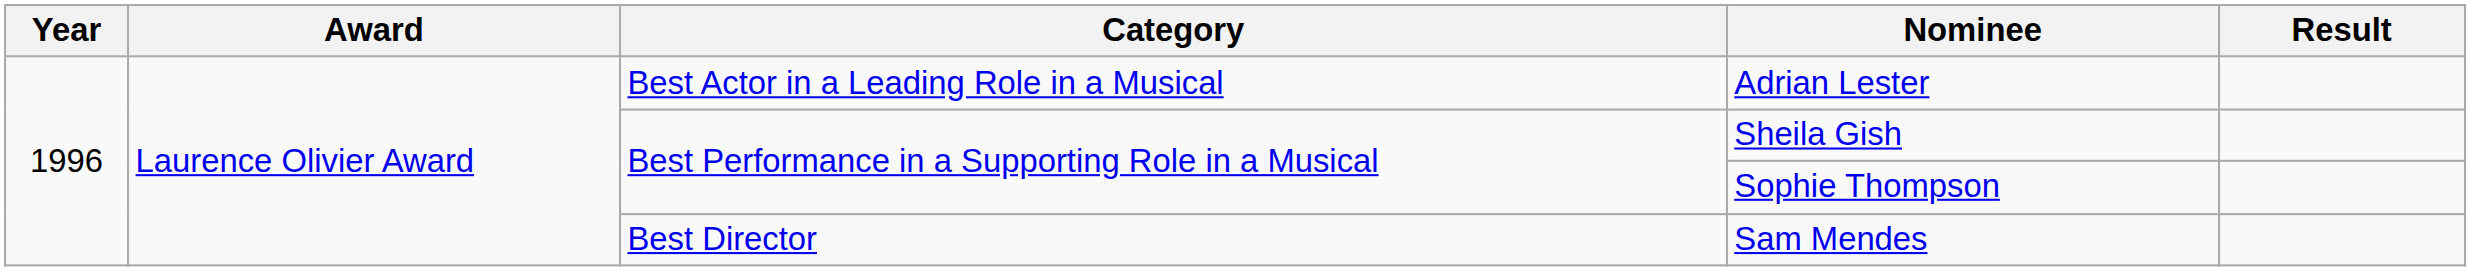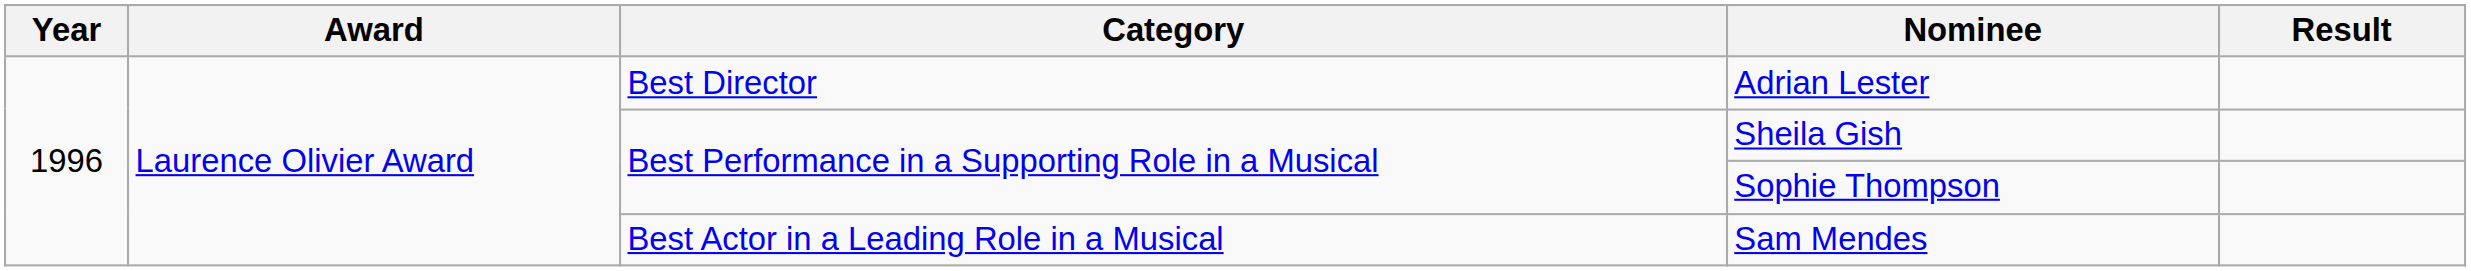(926, 82) Best Actor in a Leading Role in a Musical -> (722, 82) Best Director
(722, 238) Best Director -> (926, 238) Best Actor in a Leading Role in a Musical
